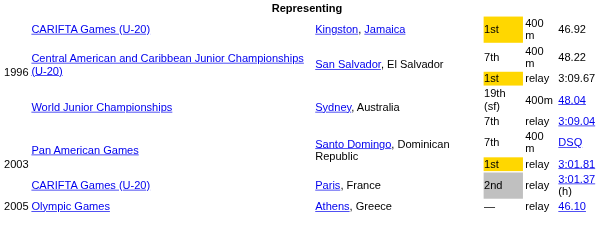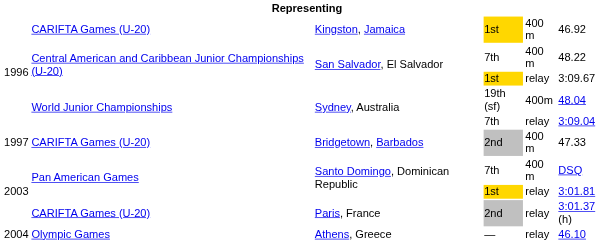+ row: (369, 142)
(16, 207) 2005 -> (16, 234) 2004
